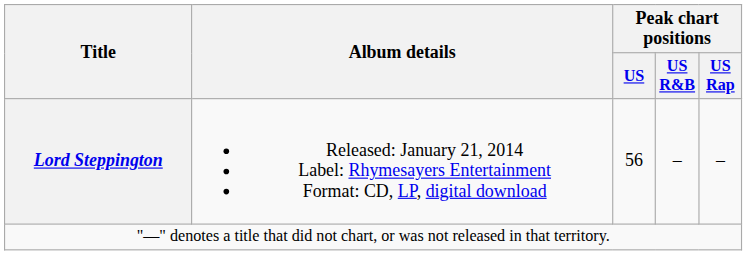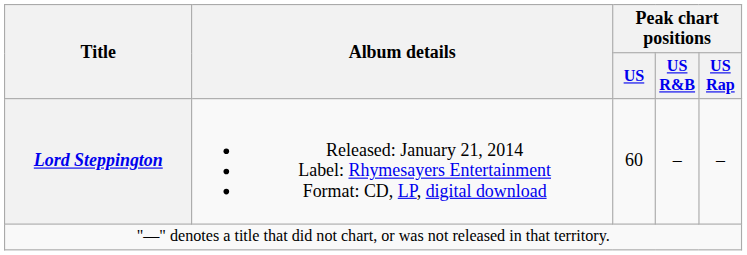(634, 161) 56 -> (634, 161) 60
